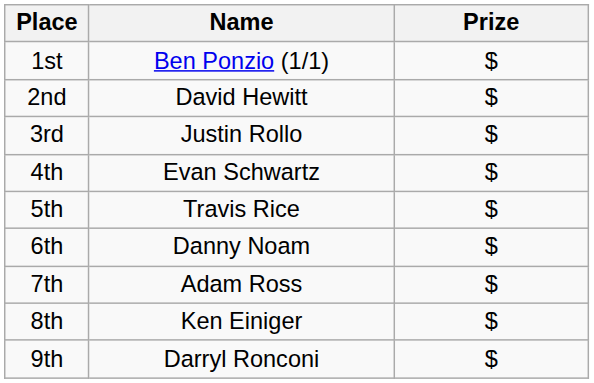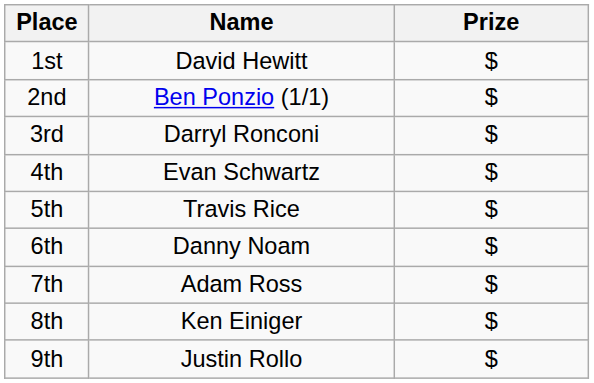(241, 60) Ben Ponzio (1/1) -> (241, 60) David Hewitt
(241, 97) David Hewitt -> (241, 97) Ben Ponzio (1/1)
(241, 135) Justin Rollo -> (241, 135) Darryl Ronconi
(241, 358) Darryl Ronconi -> (241, 358) Justin Rollo
